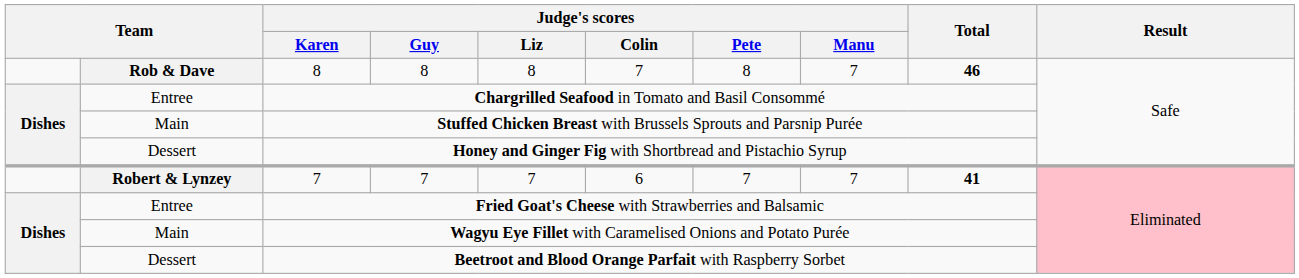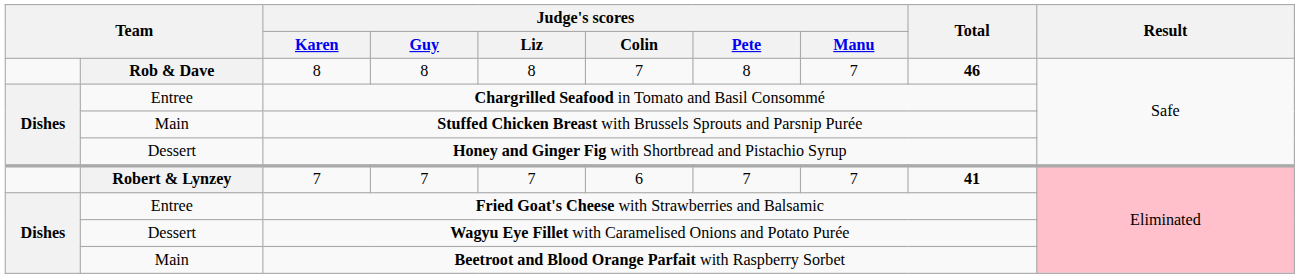(172, 233) Main -> (172, 233) Dessert
(172, 259) Dessert -> (172, 259) Main
